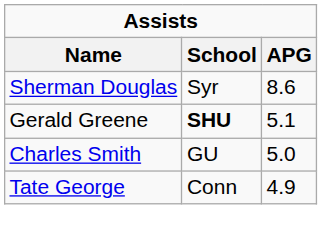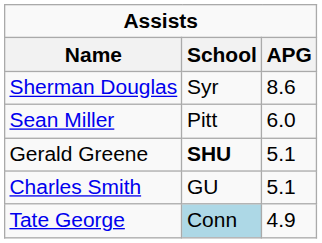+ row: (62, 120)
(281, 154) 5.0 -> (281, 187) 5.1
(212, 187) no background -> (212, 220) lightblue background
